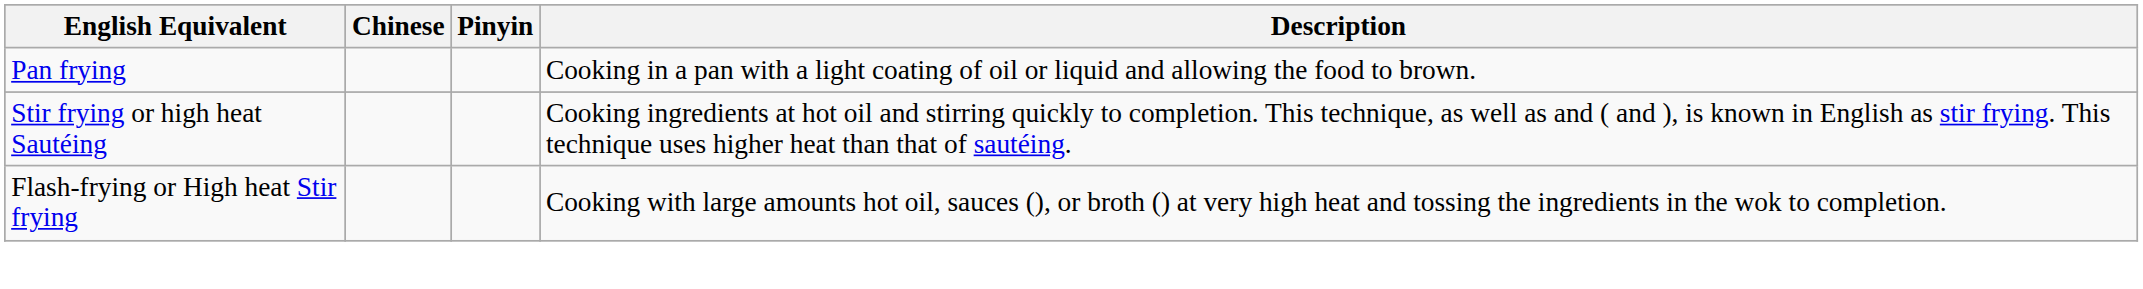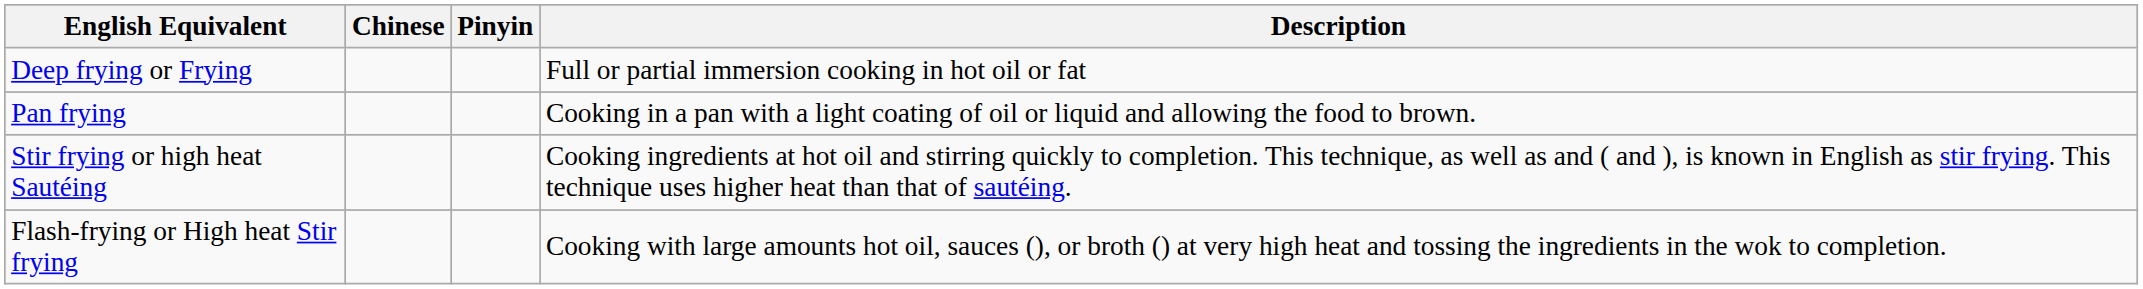+ row: (132, 69)
